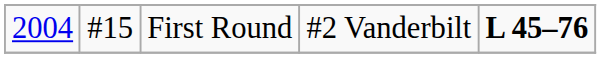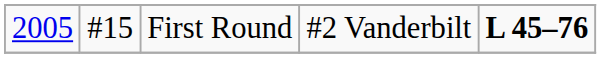(43, 28) 2004 -> (43, 28) 2005
